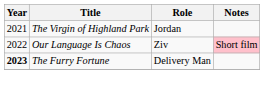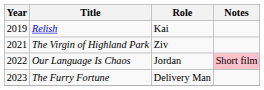+ row: (45, 28)
(167, 28) Jordan -> (161, 45) Ziv
(161, 45) Ziv -> (167, 61) Jordan
(17, 61) bold -> (17, 77) normal
